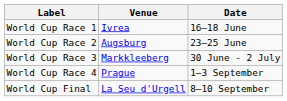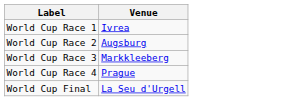- column: (235, 12)
